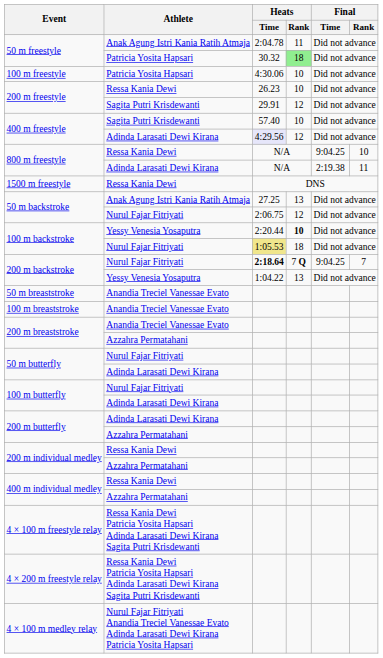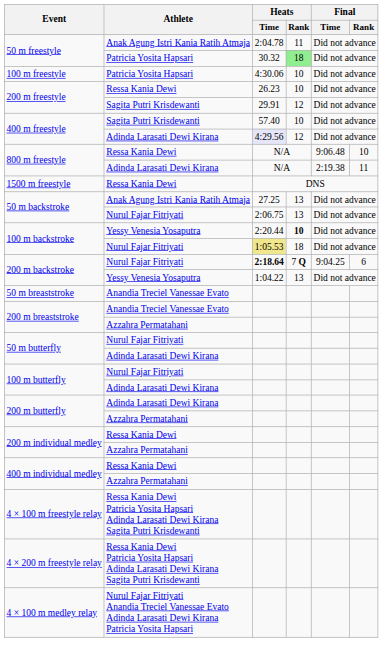(330, 152) 9:04.25 -> (330, 152) 9:06.48
(299, 215) 12 -> (299, 215) 13
(364, 262) 7 -> (364, 262) 6
- row: (43, 309)
